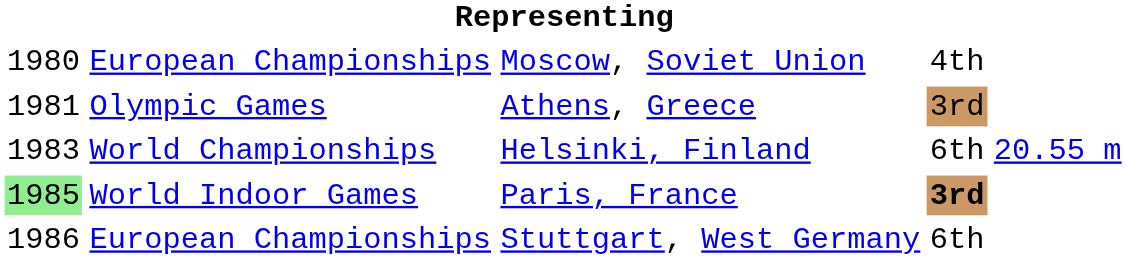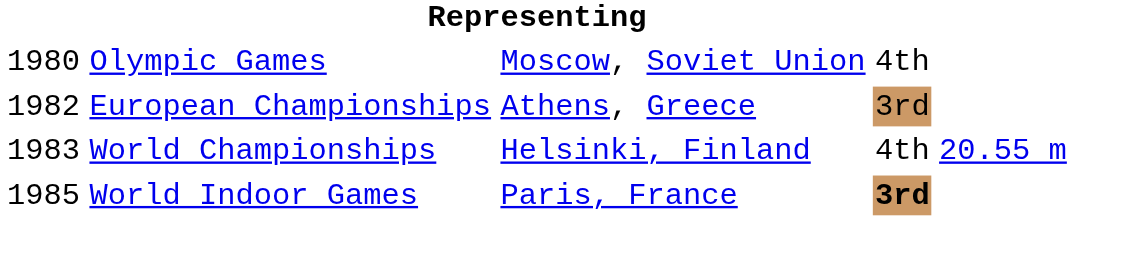(290, 62) European Championships -> (208, 62) Olympic Games
(44, 106) 1981 -> (44, 106) 1982
(208, 106) Olympic Games -> (290, 106) European Championships
(957, 151) 6th -> (902, 151) 4th
(44, 195) lightgreen background -> (44, 195) no background
- row: (710, 240)
